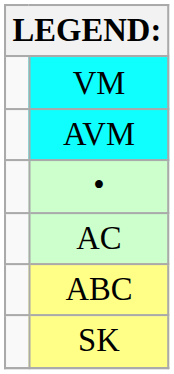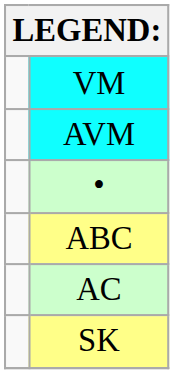rows swapped: (99, 237) <-> (99, 289)
